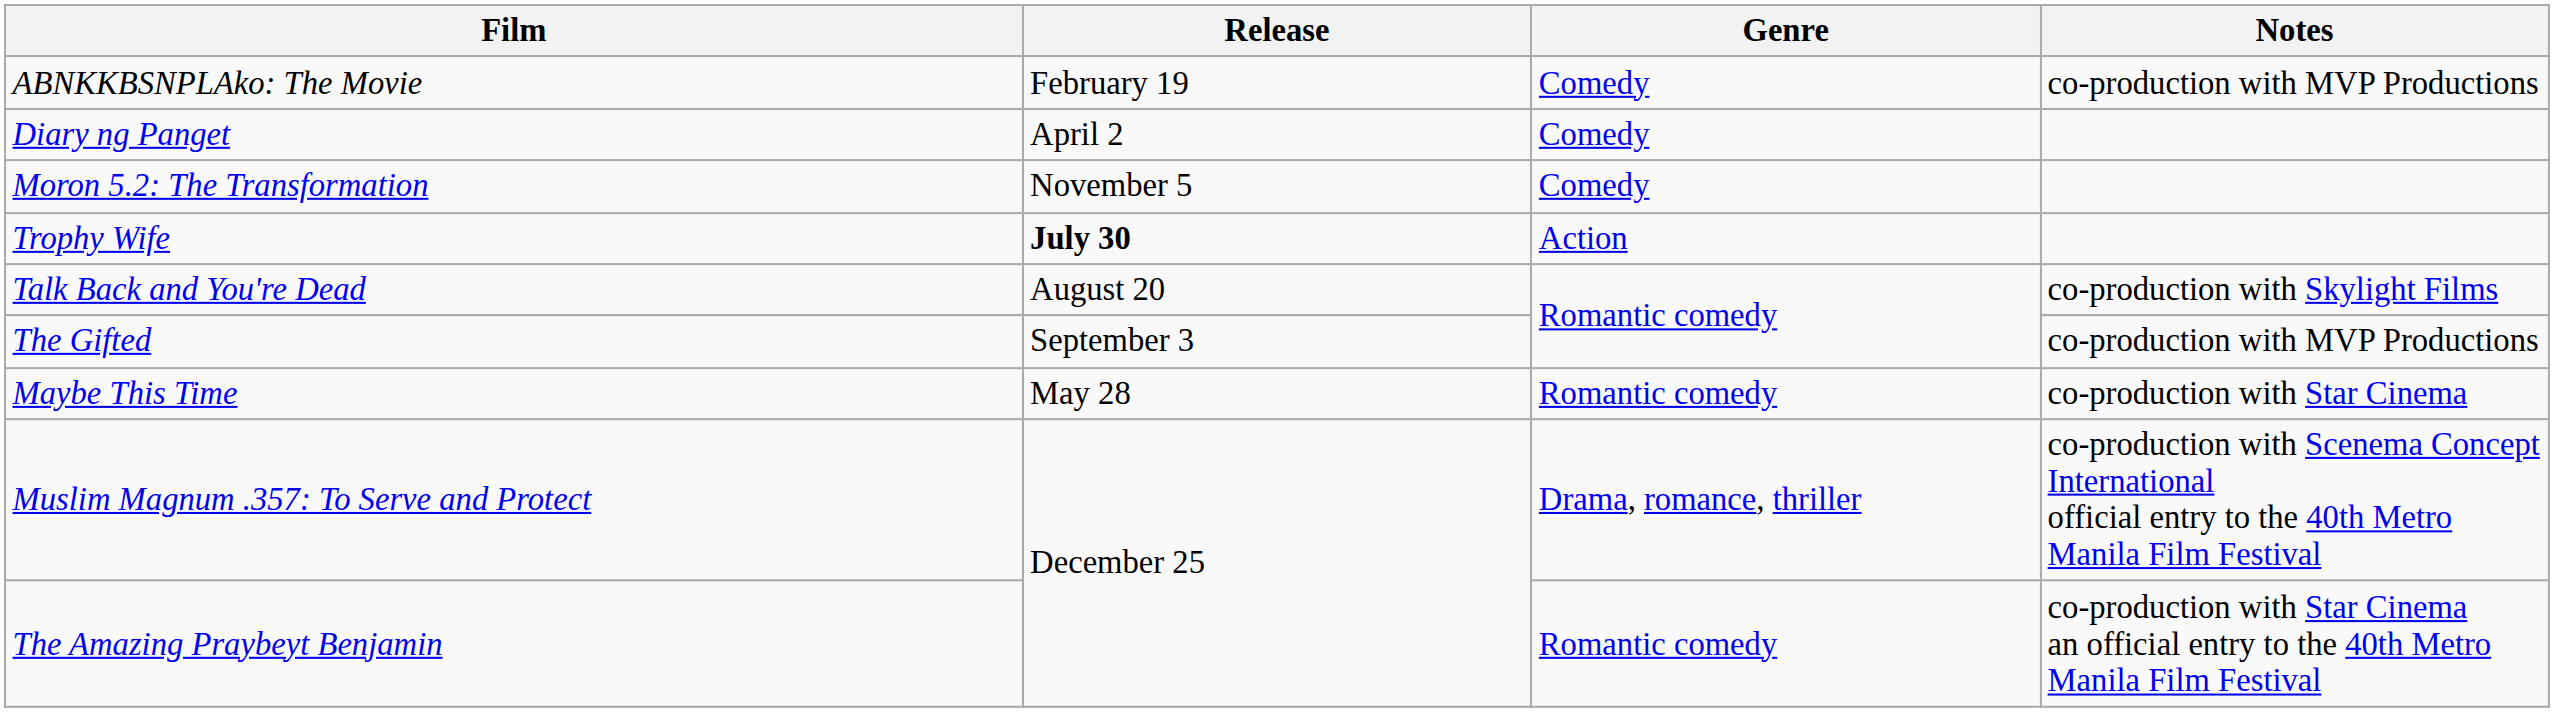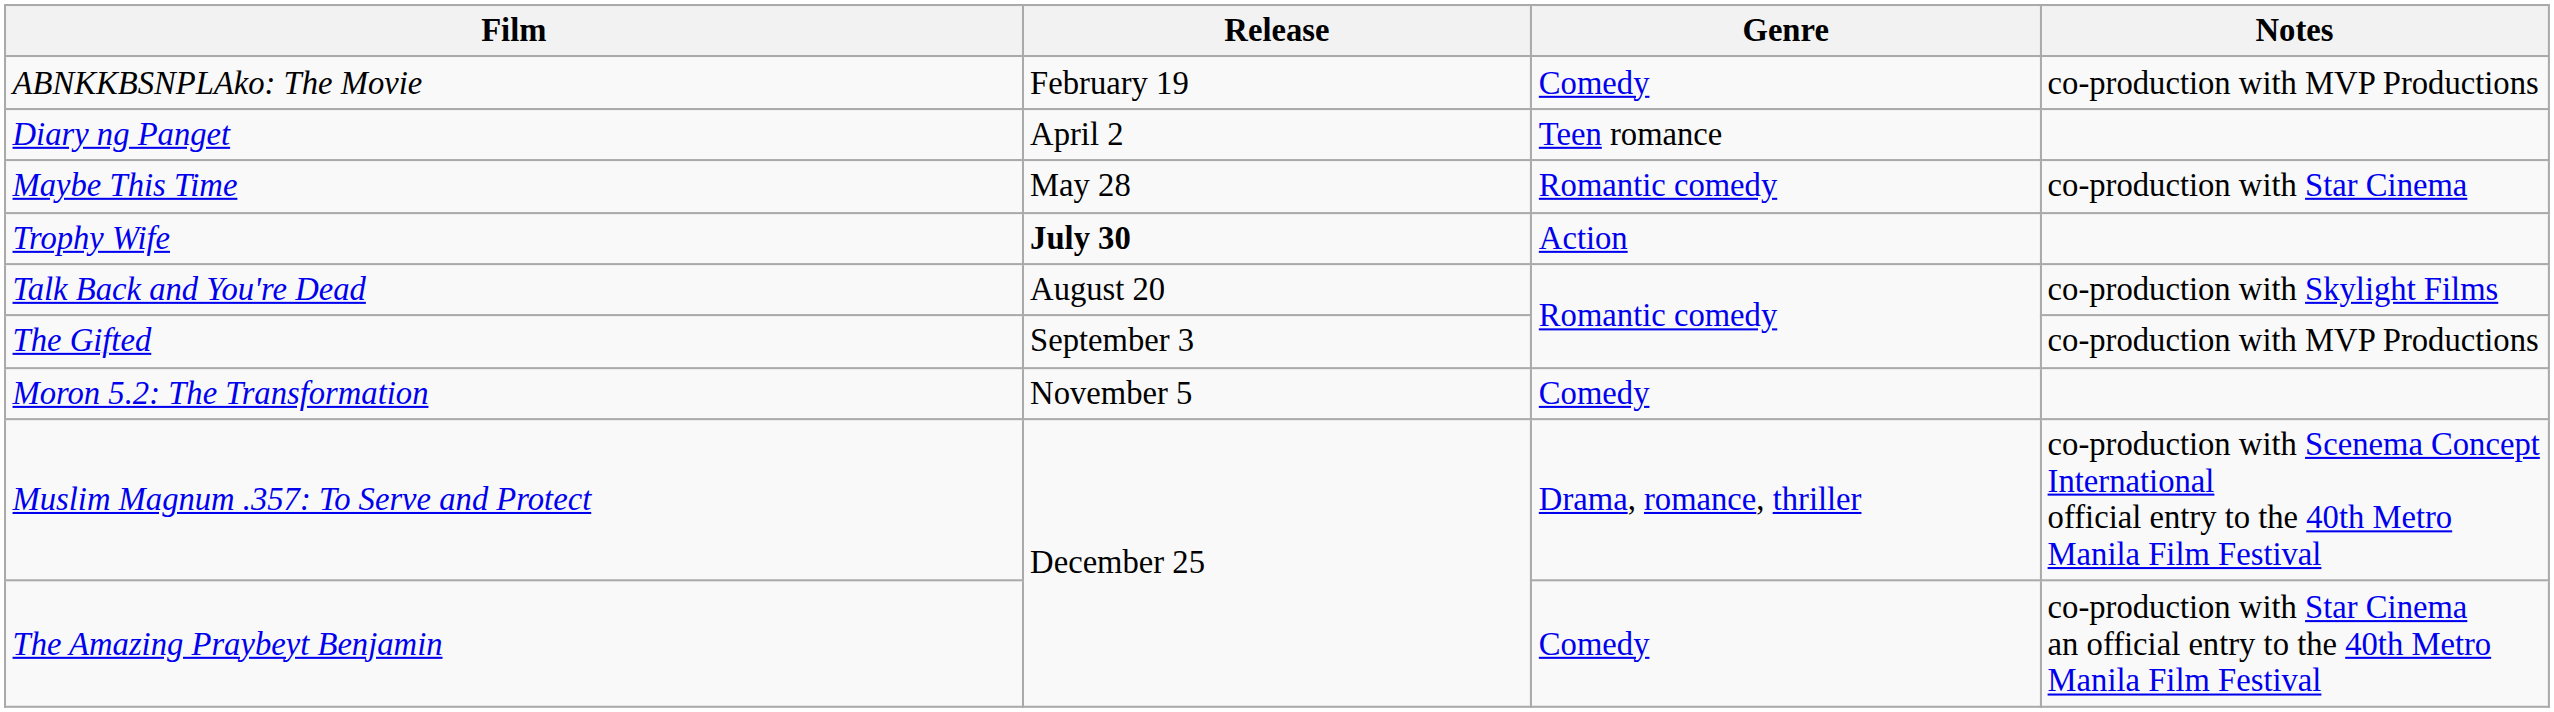(1594, 133) Comedy -> (1631, 133) Teen romance
rows swapped: (125, 392) <-> (220, 185)
(1658, 643) Romantic comedy -> (1594, 643) Comedy
